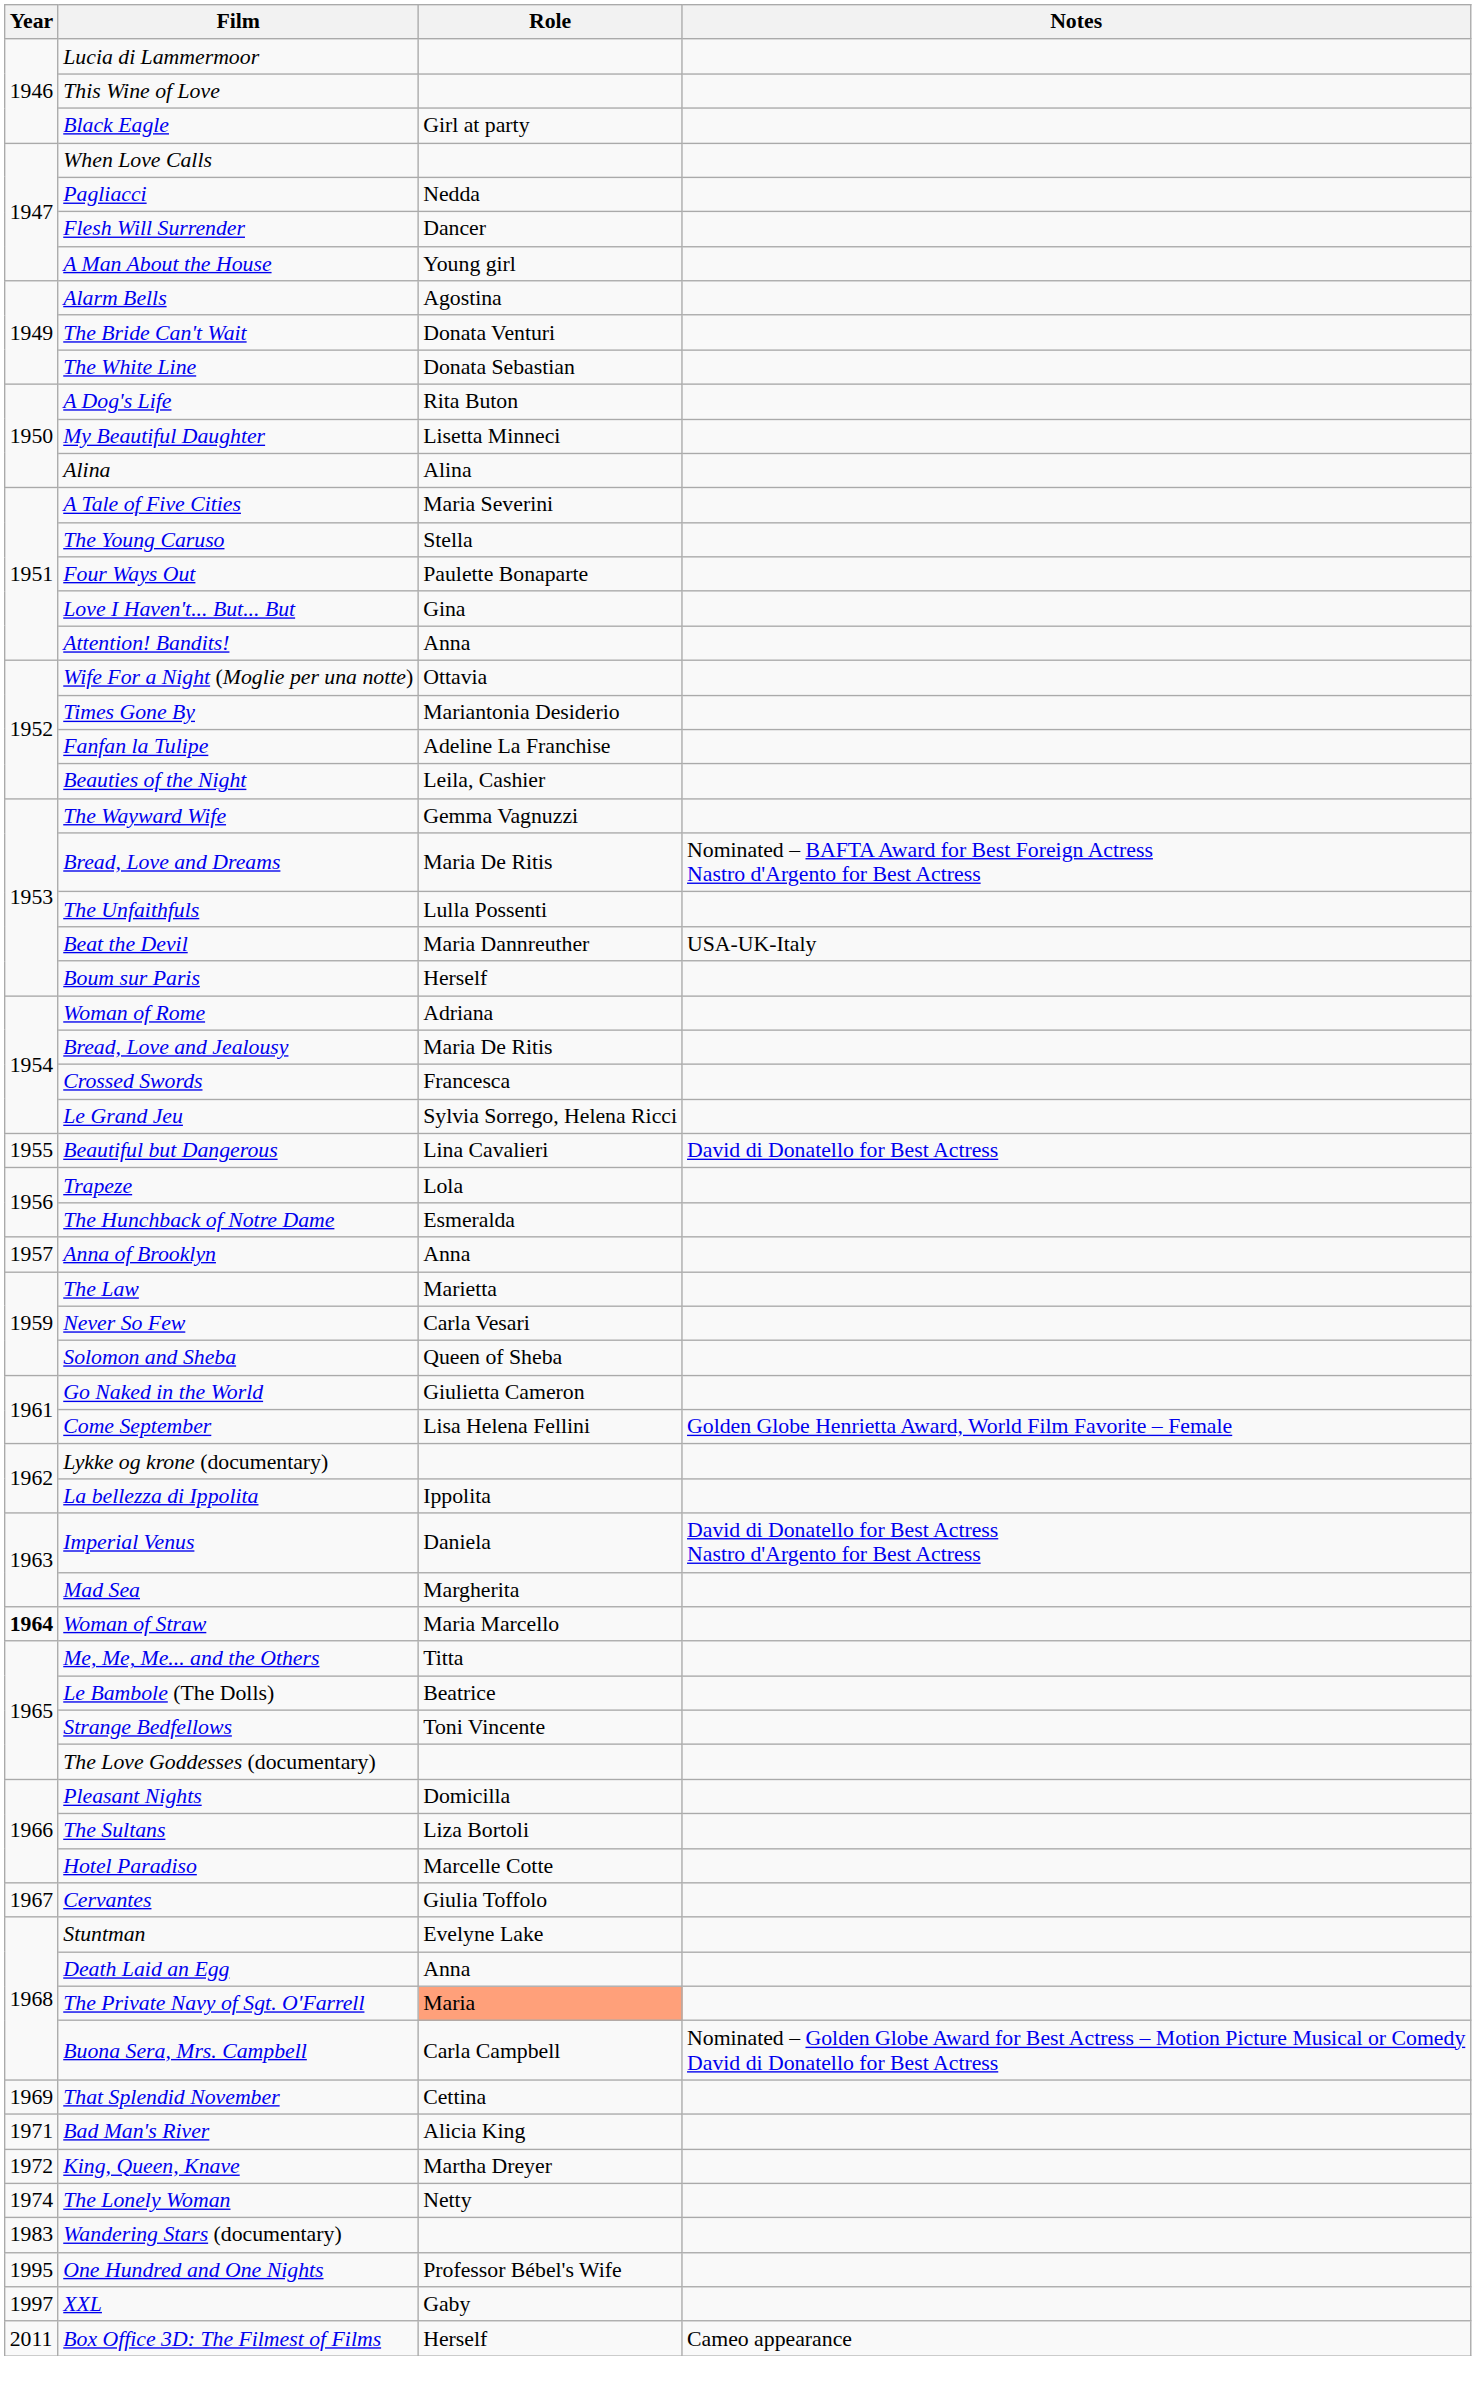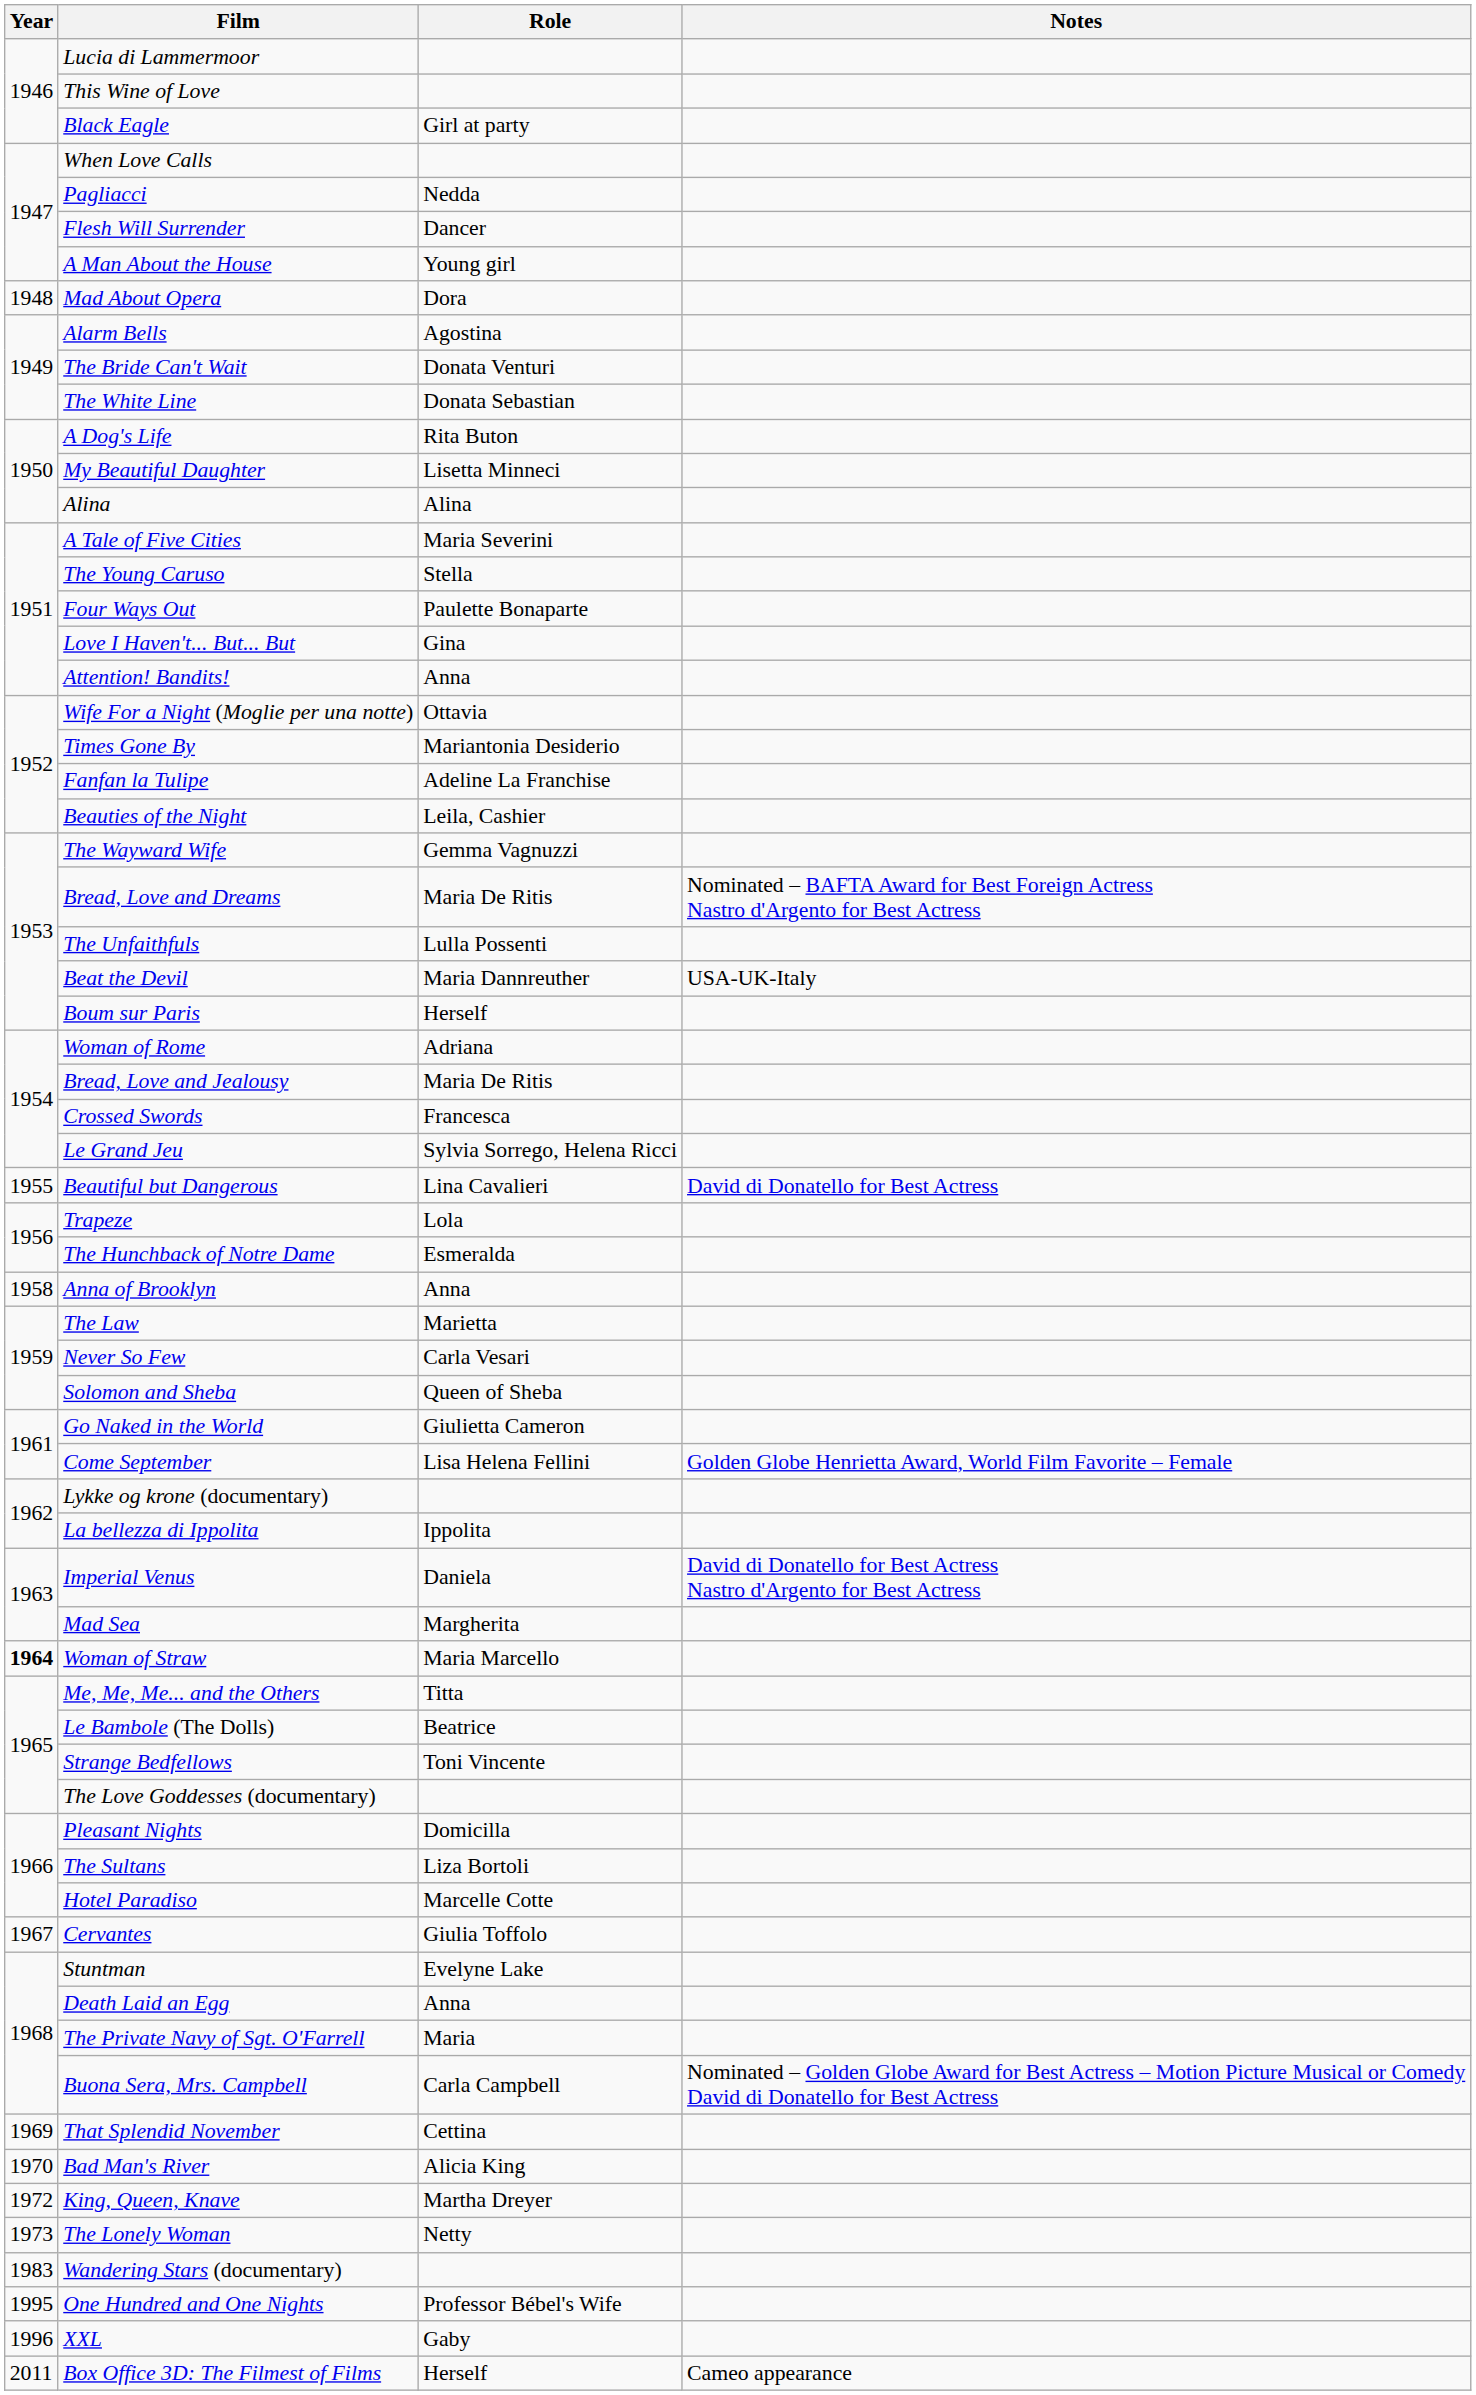+ row: (142, 297)
(31, 1254) 1957 -> (31, 1288) 1958
(449, 2003) lightsalmon background -> (449, 2037) no background
(31, 2131) 1971 -> (31, 2165) 1970
(31, 2200) 1974 -> (31, 2234) 1973
(31, 2303) 1997 -> (31, 2338) 1996
